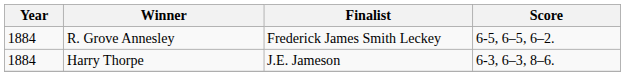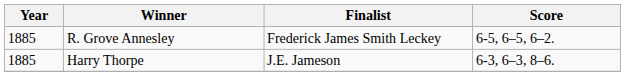(22, 37) 1884 -> (22, 37) 1885
(22, 60) 1884 -> (22, 60) 1885
